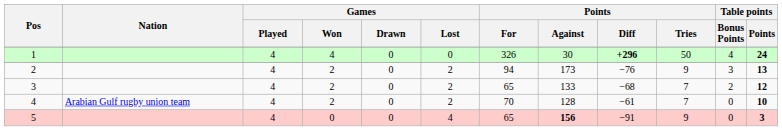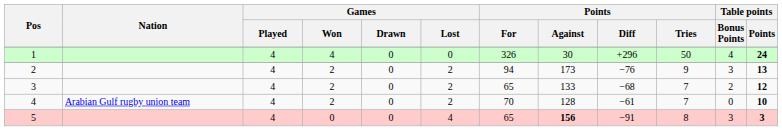(627, 54) bold -> (627, 54) normal
(686, 117) 9 -> (686, 117) 8
(731, 117) 0 -> (731, 117) 3
